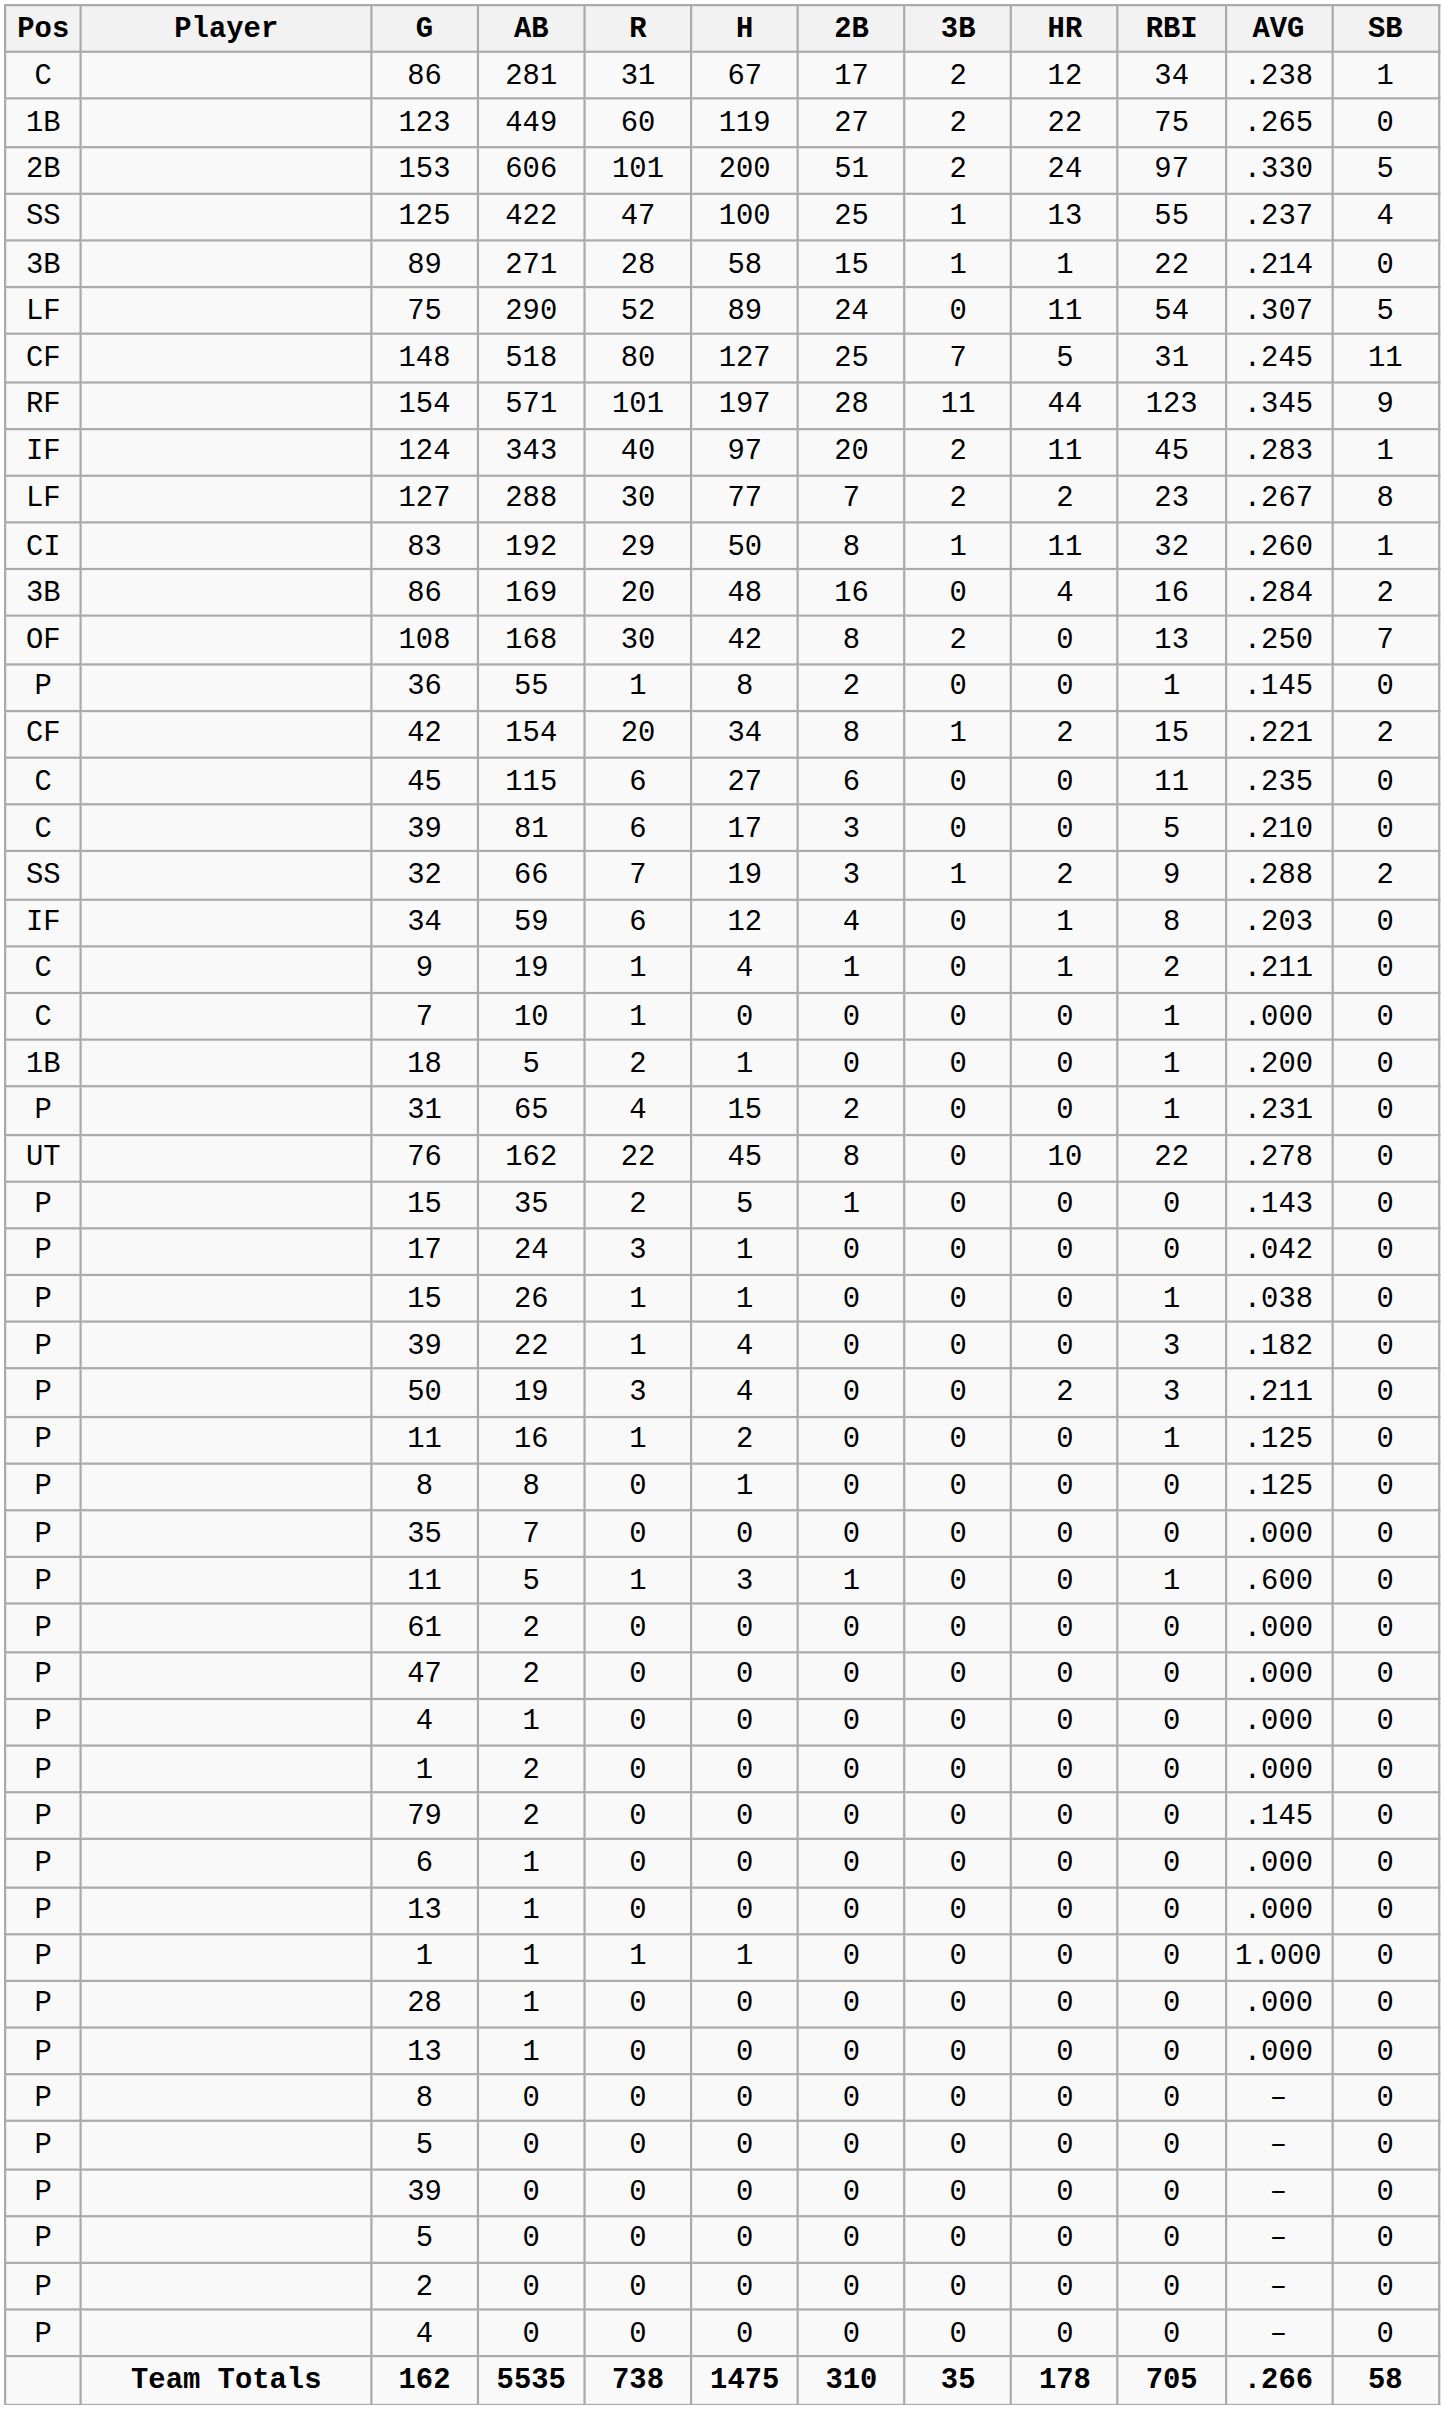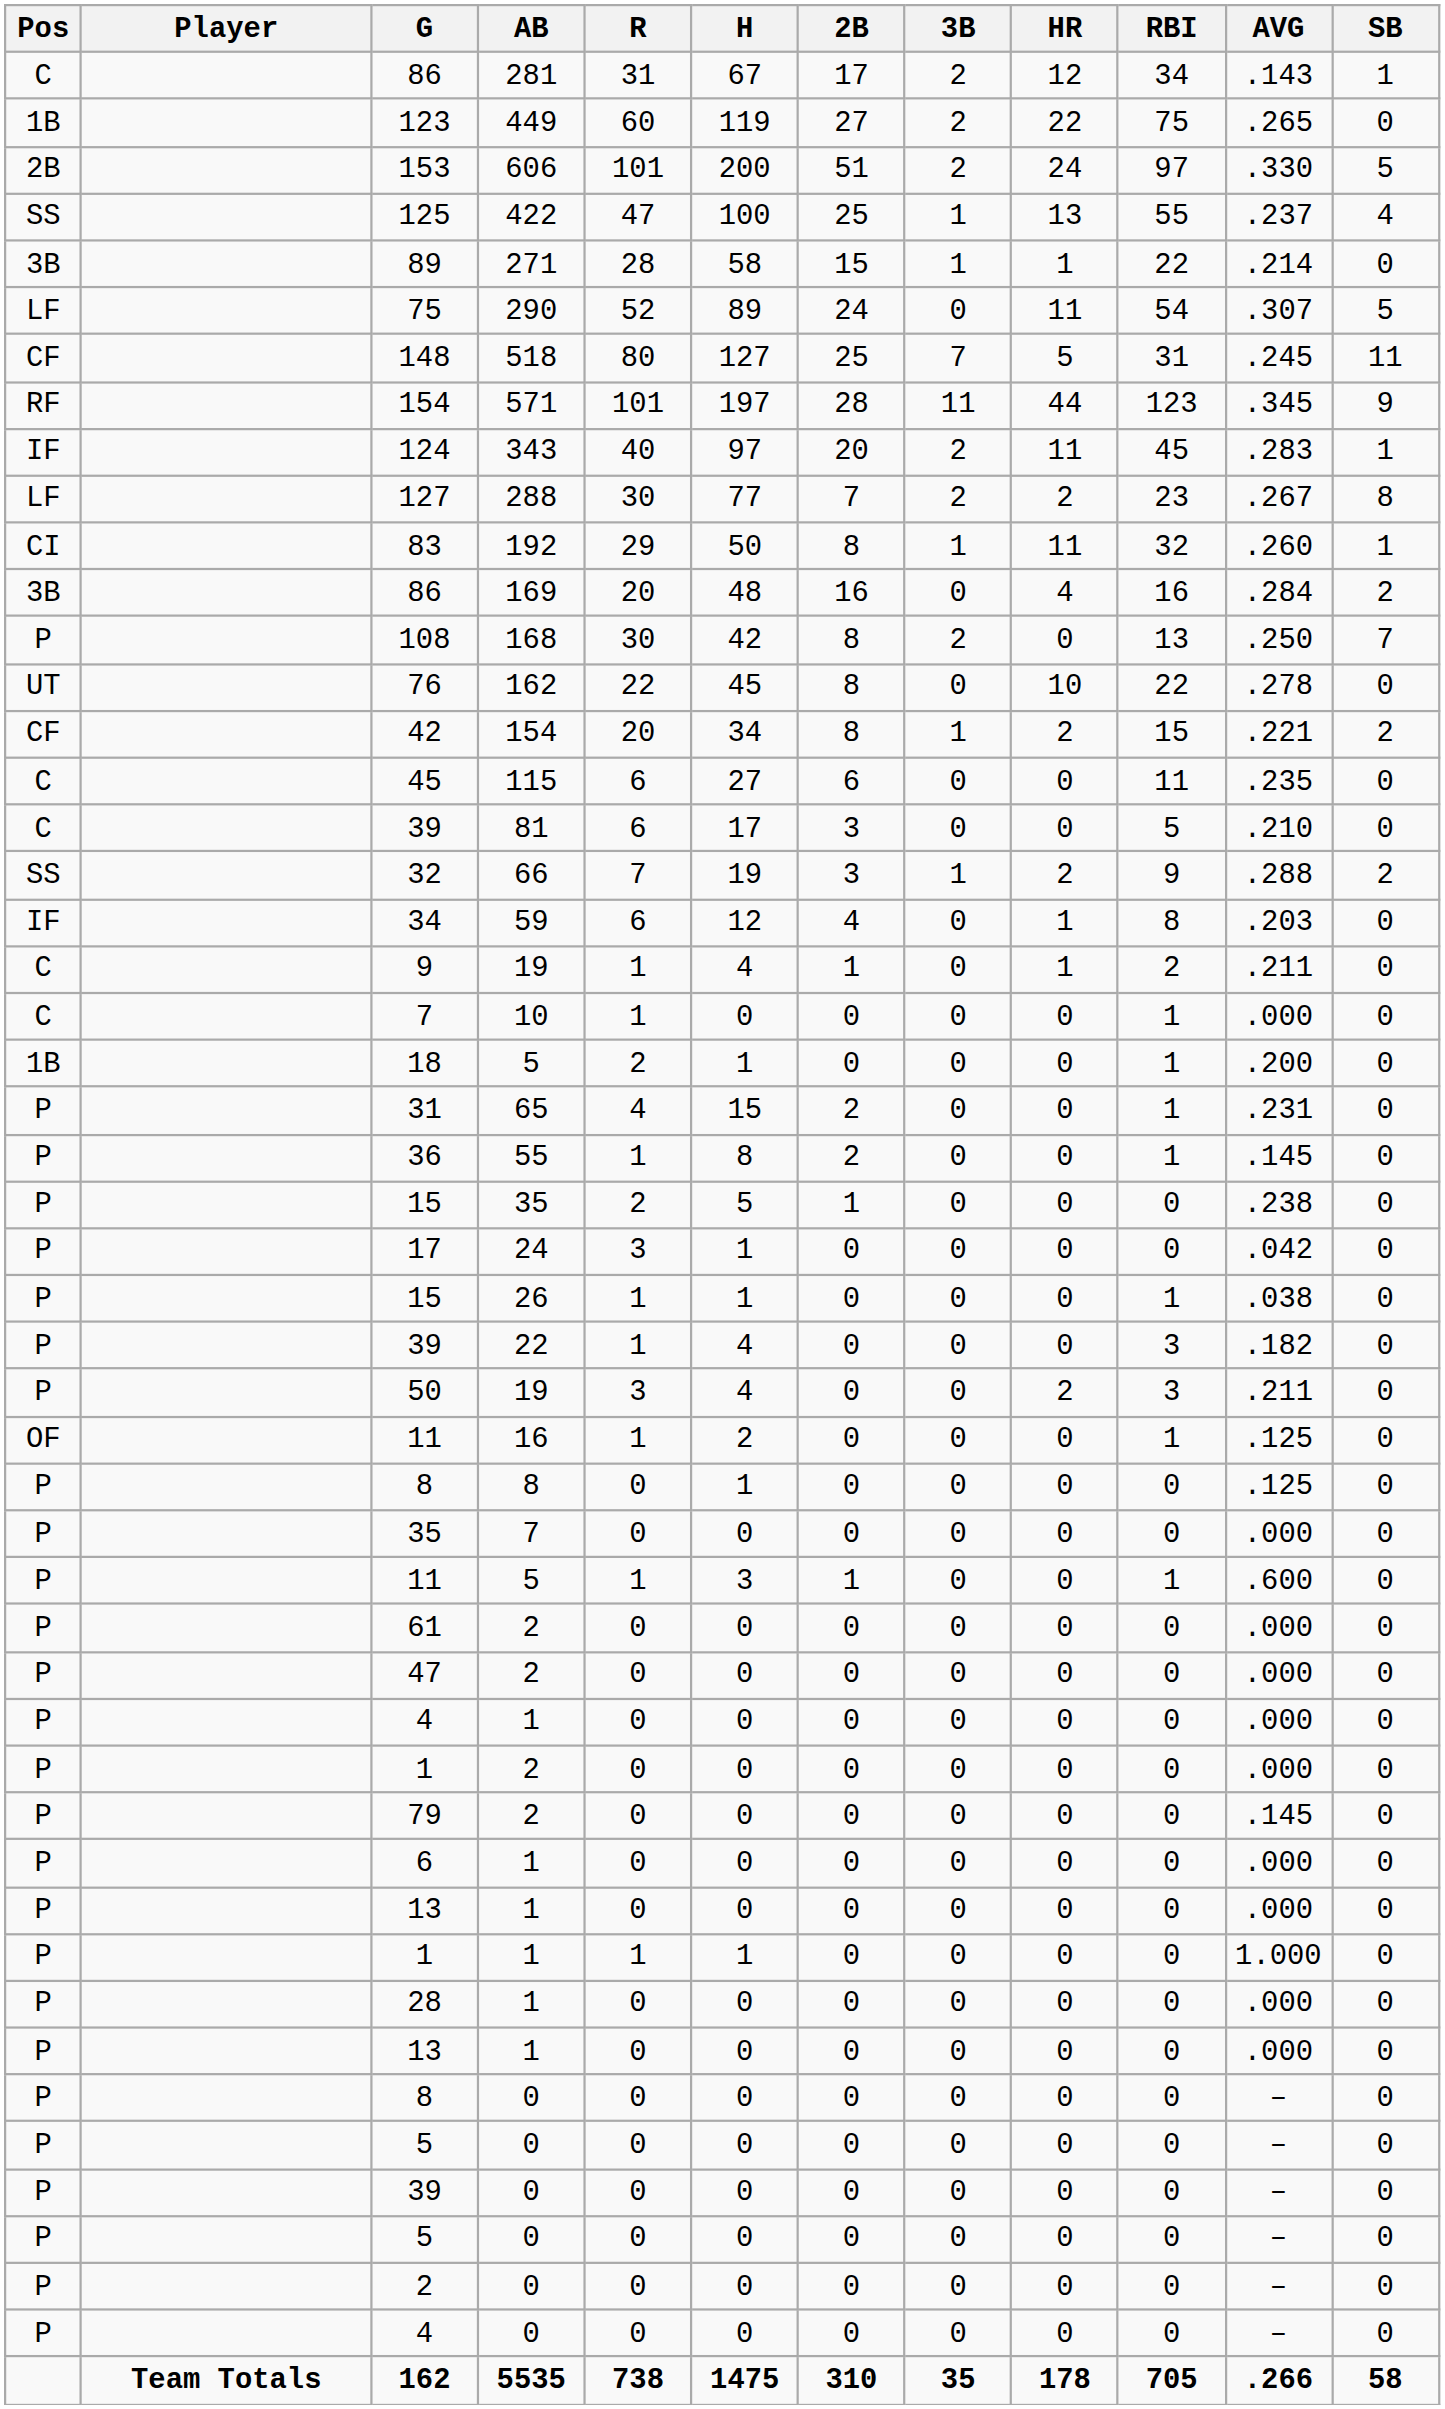(1278, 76) .238 -> (1278, 76) .143
(43, 640) OF -> (43, 640) P
rows swapped: (425, 1157) <-> (425, 687)
(1278, 1205) .143 -> (1278, 1205) .238
(43, 1440) P -> (43, 1440) OF
